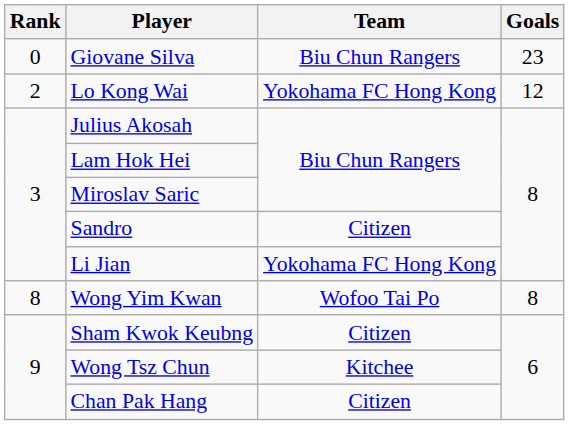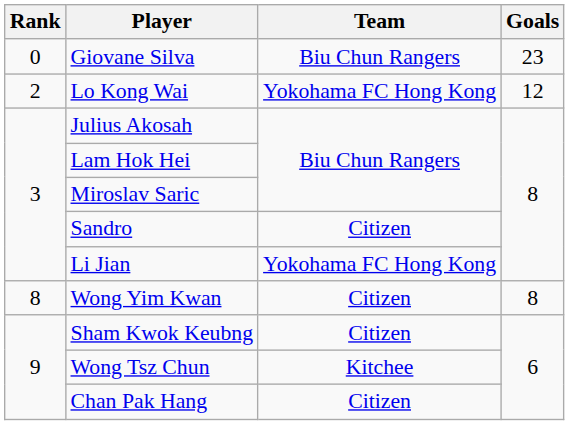(380, 297) Wofoo Tai Po -> (380, 297) Citizen
